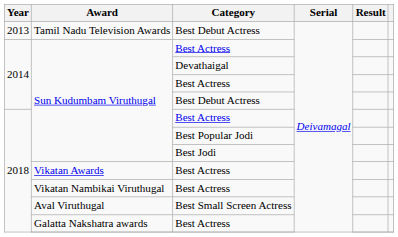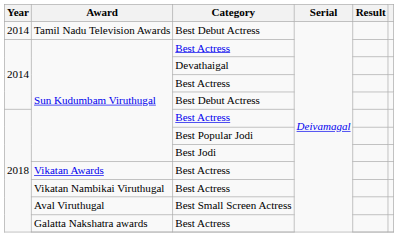(18, 30) 2013 -> (18, 30) 2014
